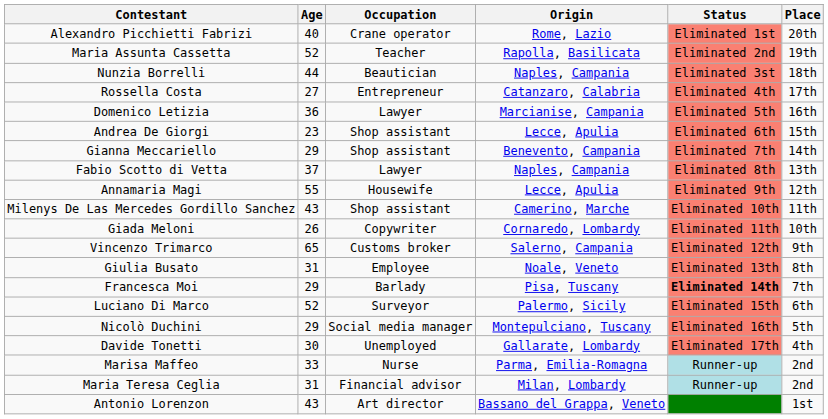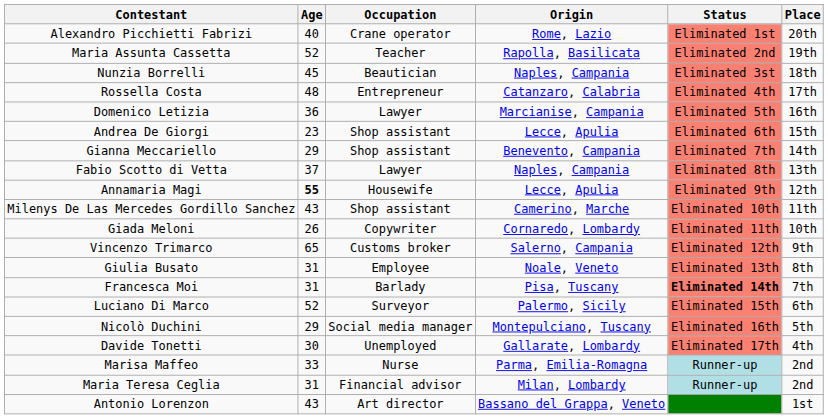(312, 73) 44 -> (312, 73) 45
(312, 92) 27 -> (312, 92) 48
(312, 190) normal -> (312, 190) bold
(312, 287) 29 -> (312, 287) 31
